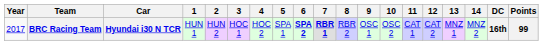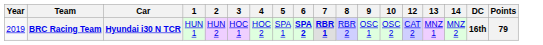- column: (412, 11)
(16, 28) 2017 -> (16, 28) 2019
(523, 28) 99 -> (503, 28) 79
